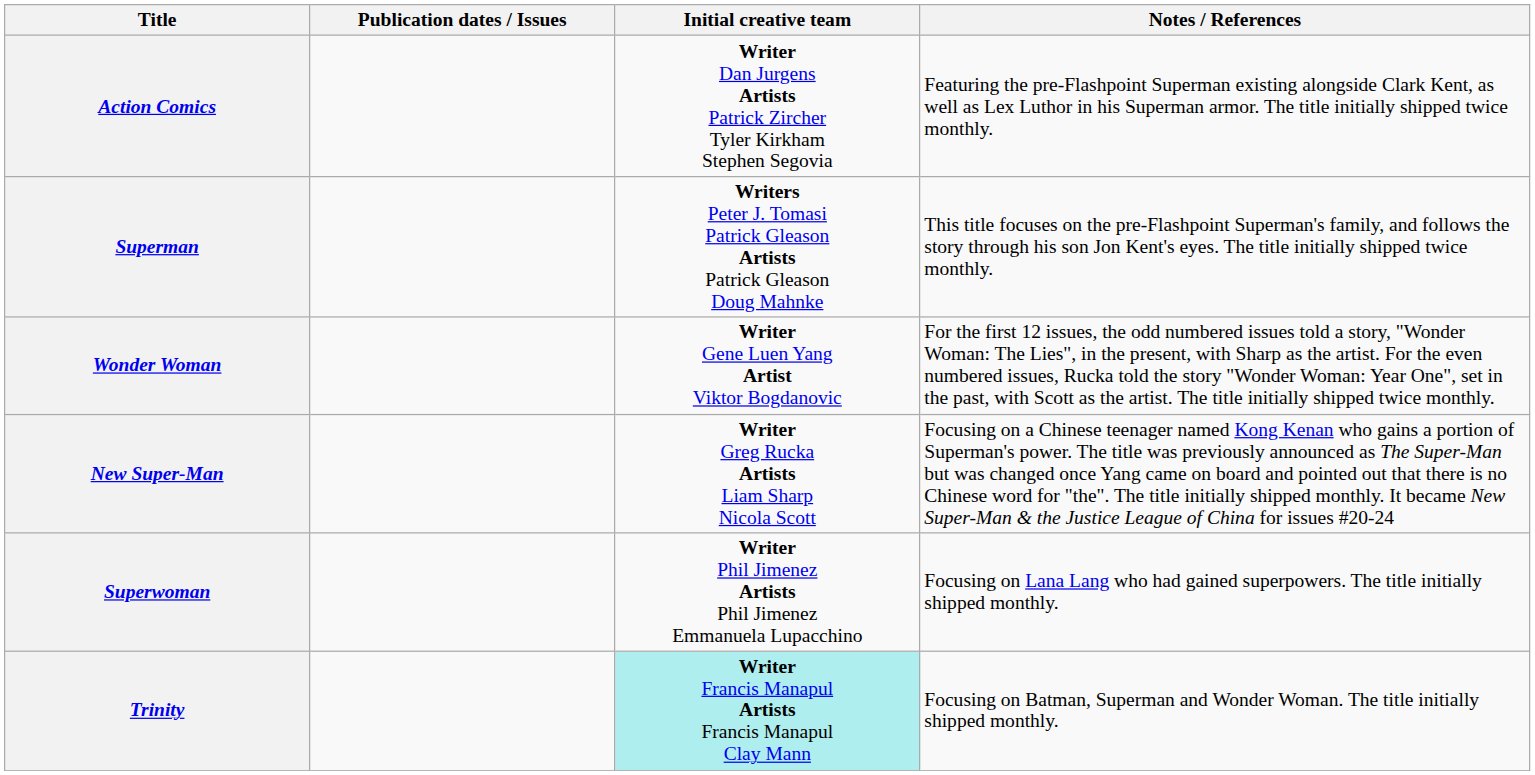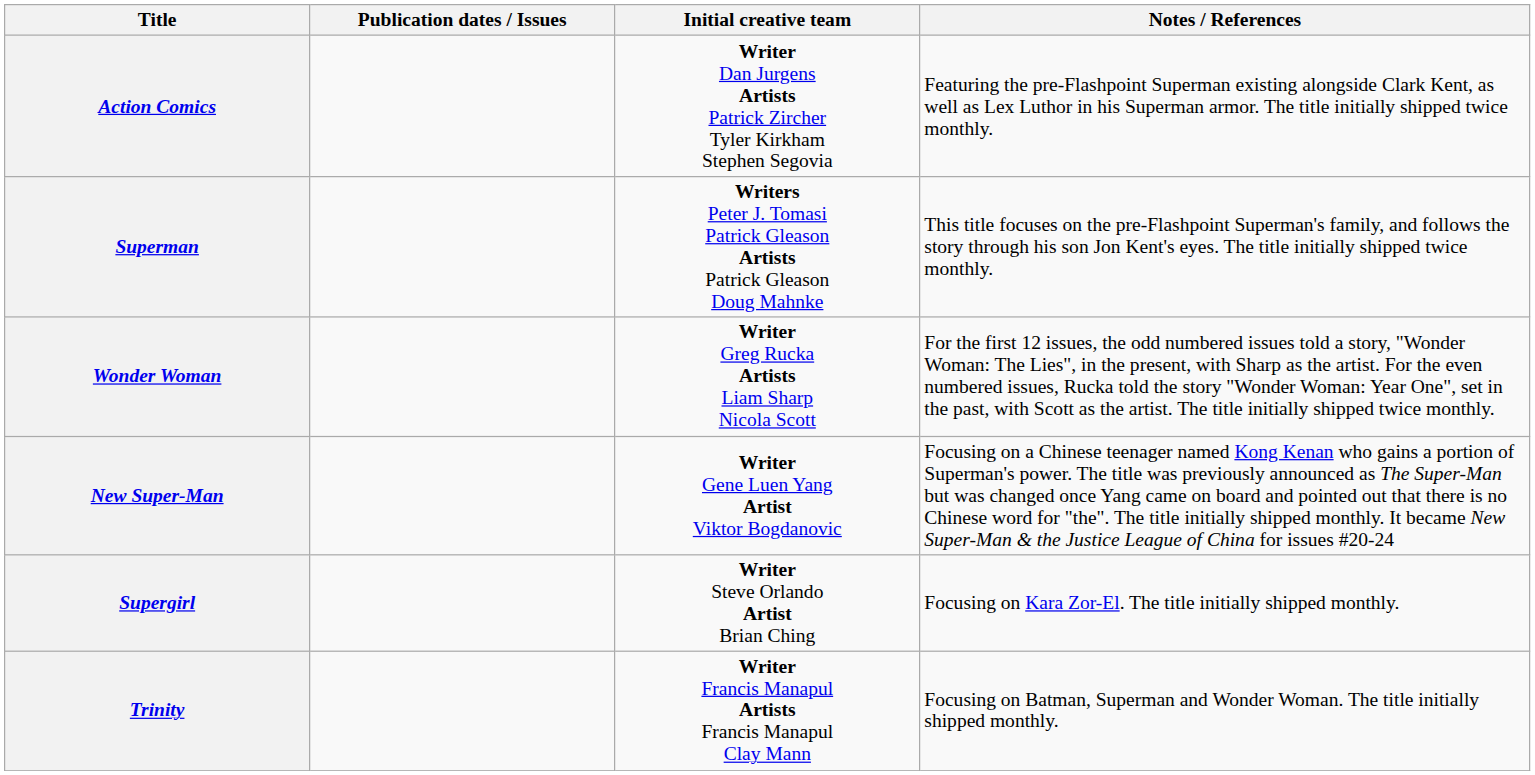(767, 365) Writer Gene Luen Yang Artist Viktor Bogdanovic -> (767, 376) Writer Greg Rucka Artists Liam Sharp Nicola Scott
(767, 473) Writer Greg Rucka Artists Liam Sharp Nicola Scott -> (767, 495) Writer Gene Luen Yang Artist Viktor Bogdanovic
- row: (157, 592)
+ row: (157, 602)
(767, 710) paleturquoise background -> (767, 710) no background
